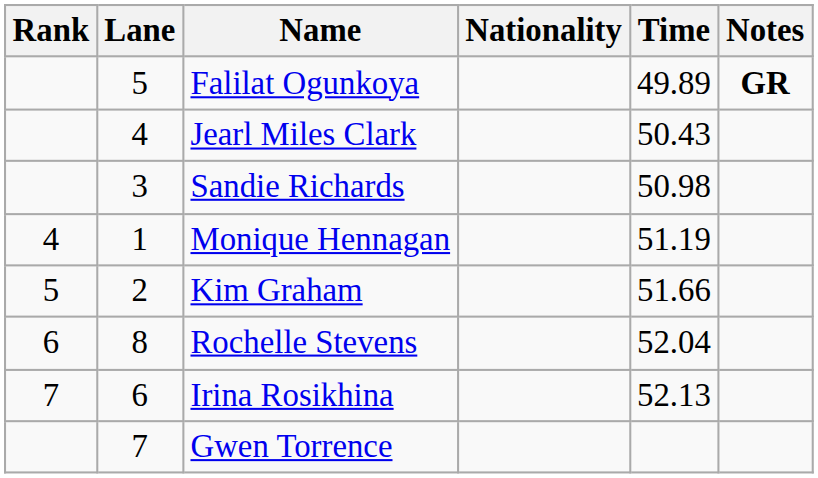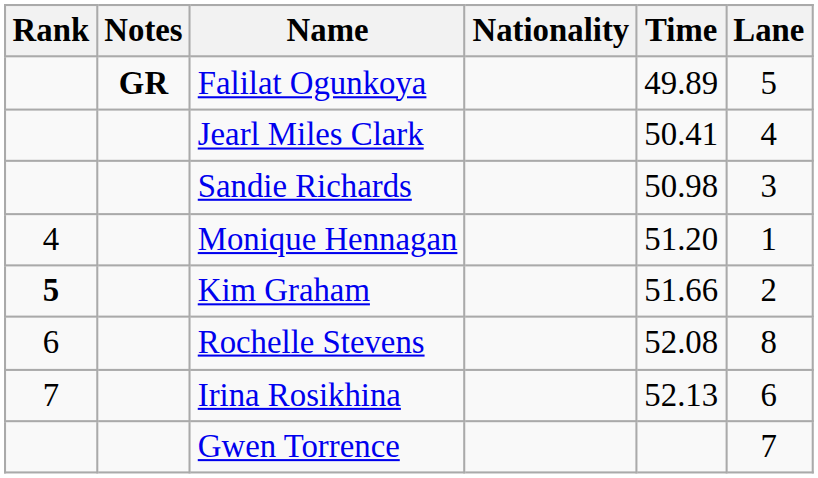columns swapped: (140, 30) <-> (765, 30)
(674, 134) 50.43 -> (681, 134) 50.41
(674, 238) 51.19 -> (681, 238) 51.20
(51, 290) normal -> (51, 290) bold
(674, 342) 52.04 -> (681, 342) 52.08
